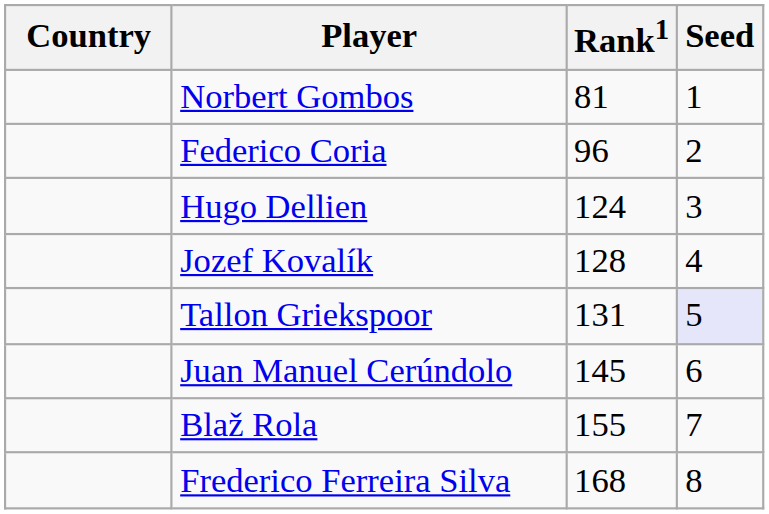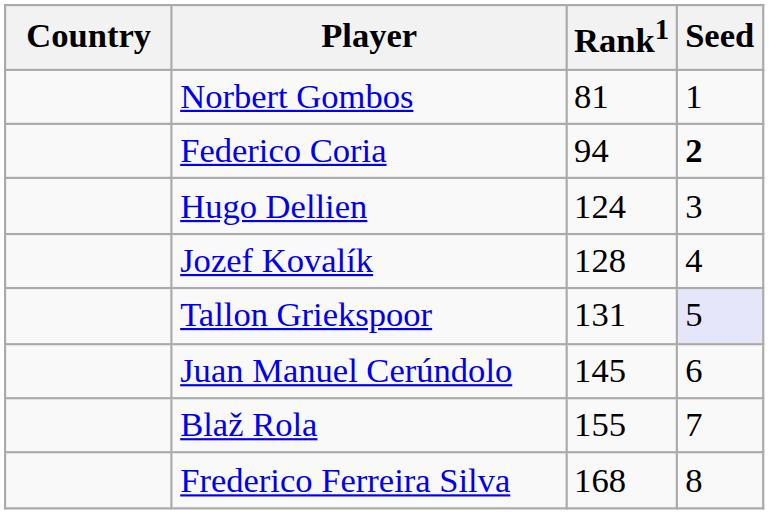(591, 150) 96 -> (591, 150) 94
(694, 150) normal -> (694, 150) bold
